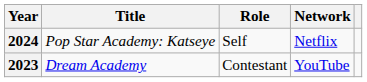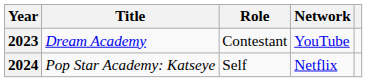rows swapped: (23, 64) <-> (23, 40)
